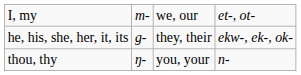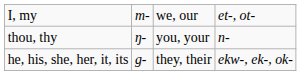rows swapped: (32, 59) <-> (68, 37)
